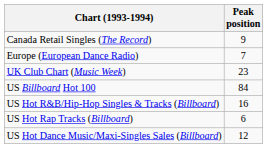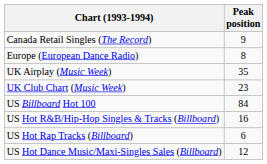(243, 55) 7 -> (243, 55) 8
+ row: (59, 71)
